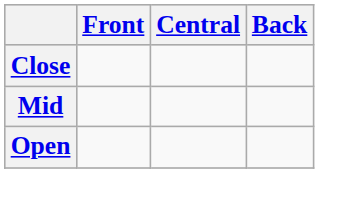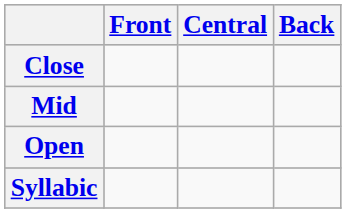+ row: (54, 187)
